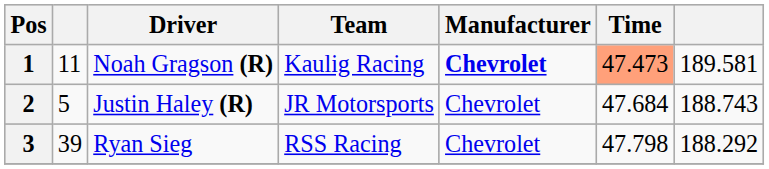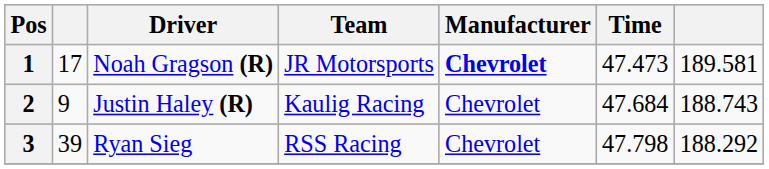(69, 64) 11 -> (70, 64) 17
(354, 64) Kaulig Racing -> (359, 64) JR Motorsports
(635, 64) lightsalmon background -> (635, 64) no background
(64, 104) 5 -> (64, 104) 9
(359, 104) JR Motorsports -> (354, 104) Kaulig Racing
